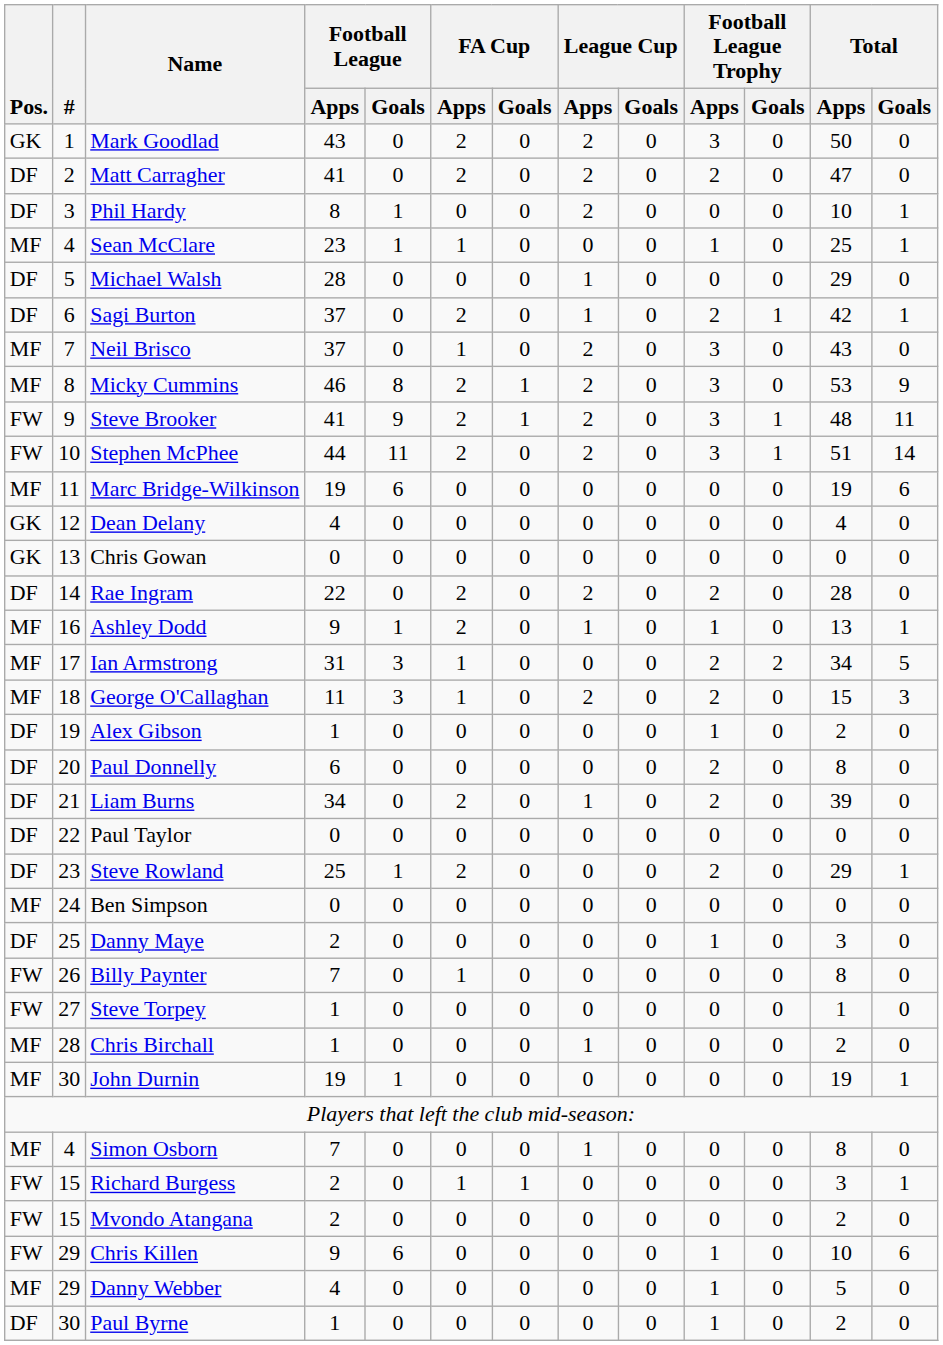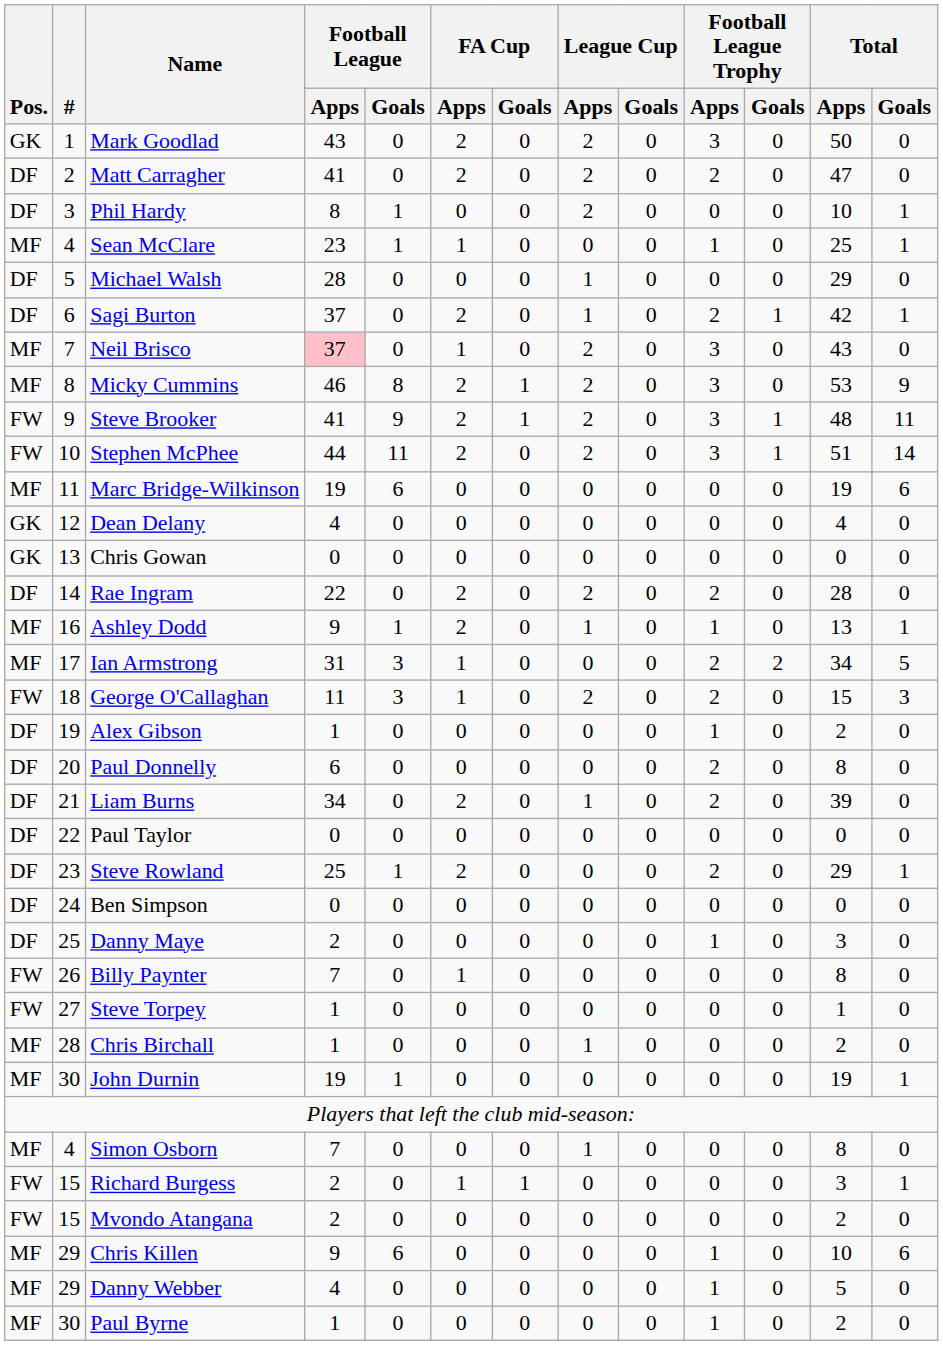(335, 349) no background -> (335, 349) pink background
(26, 696) MF -> (26, 696) FW
(26, 905) MF -> (24, 905) DF
(26, 1253) FW -> (26, 1253) MF
(24, 1322) DF -> (26, 1322) MF
